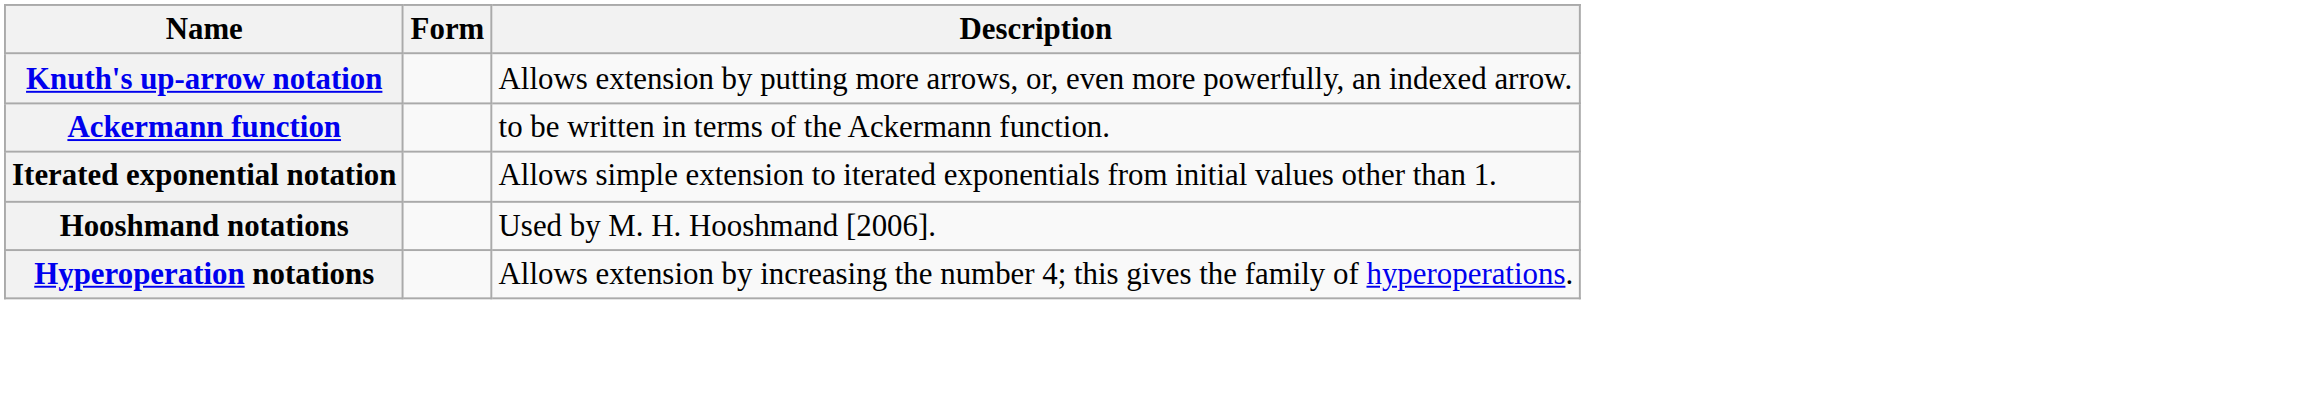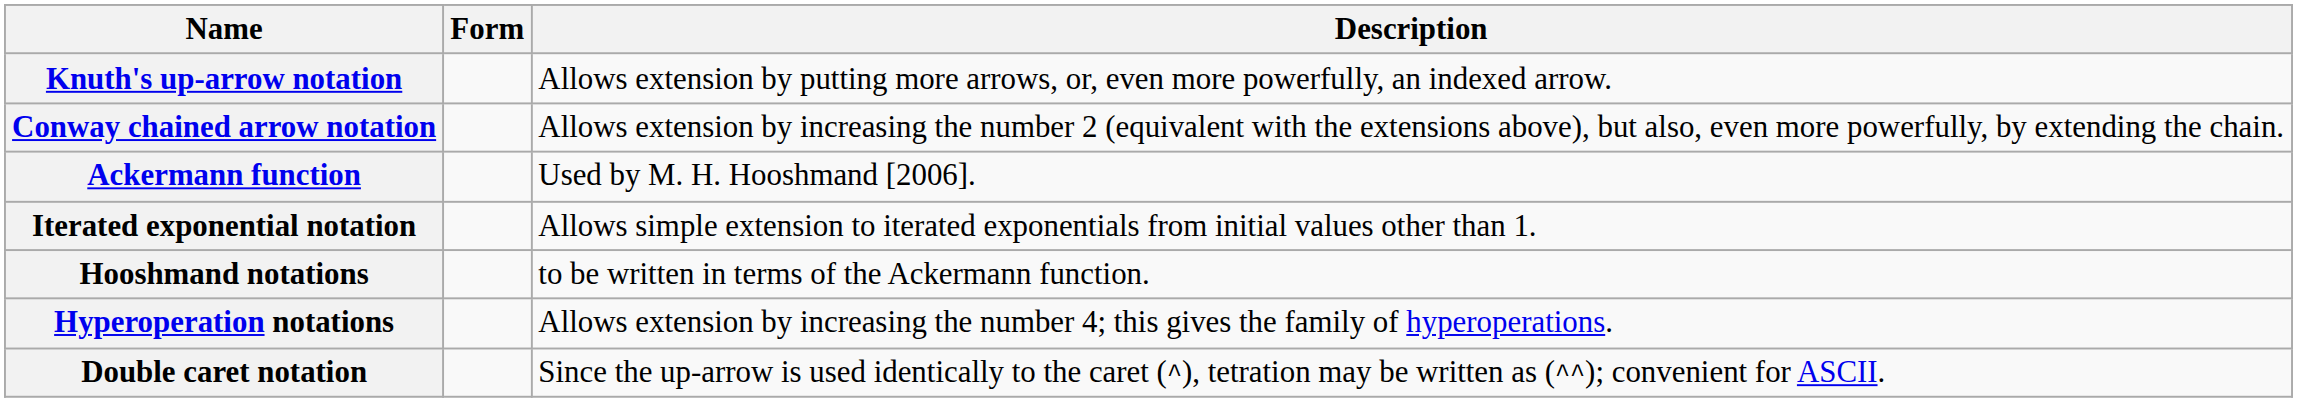+ row: (224, 126)
(804, 126) to be written in terms of the Ackermann function. -> (757, 175) Used by M. H. Hooshmand [2006].
(717, 224) Used by M. H. Hooshmand [2006]. -> (844, 273) to be written in terms of the Ackermann function.
+ row: (224, 371)
